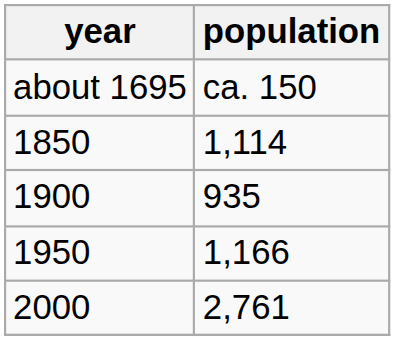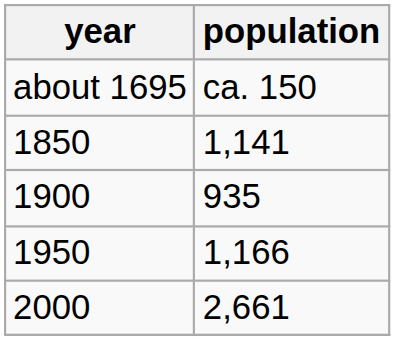(245, 142) 1,114 -> (246, 142) 1,141
(246, 307) 2,761 -> (246, 307) 2,661
